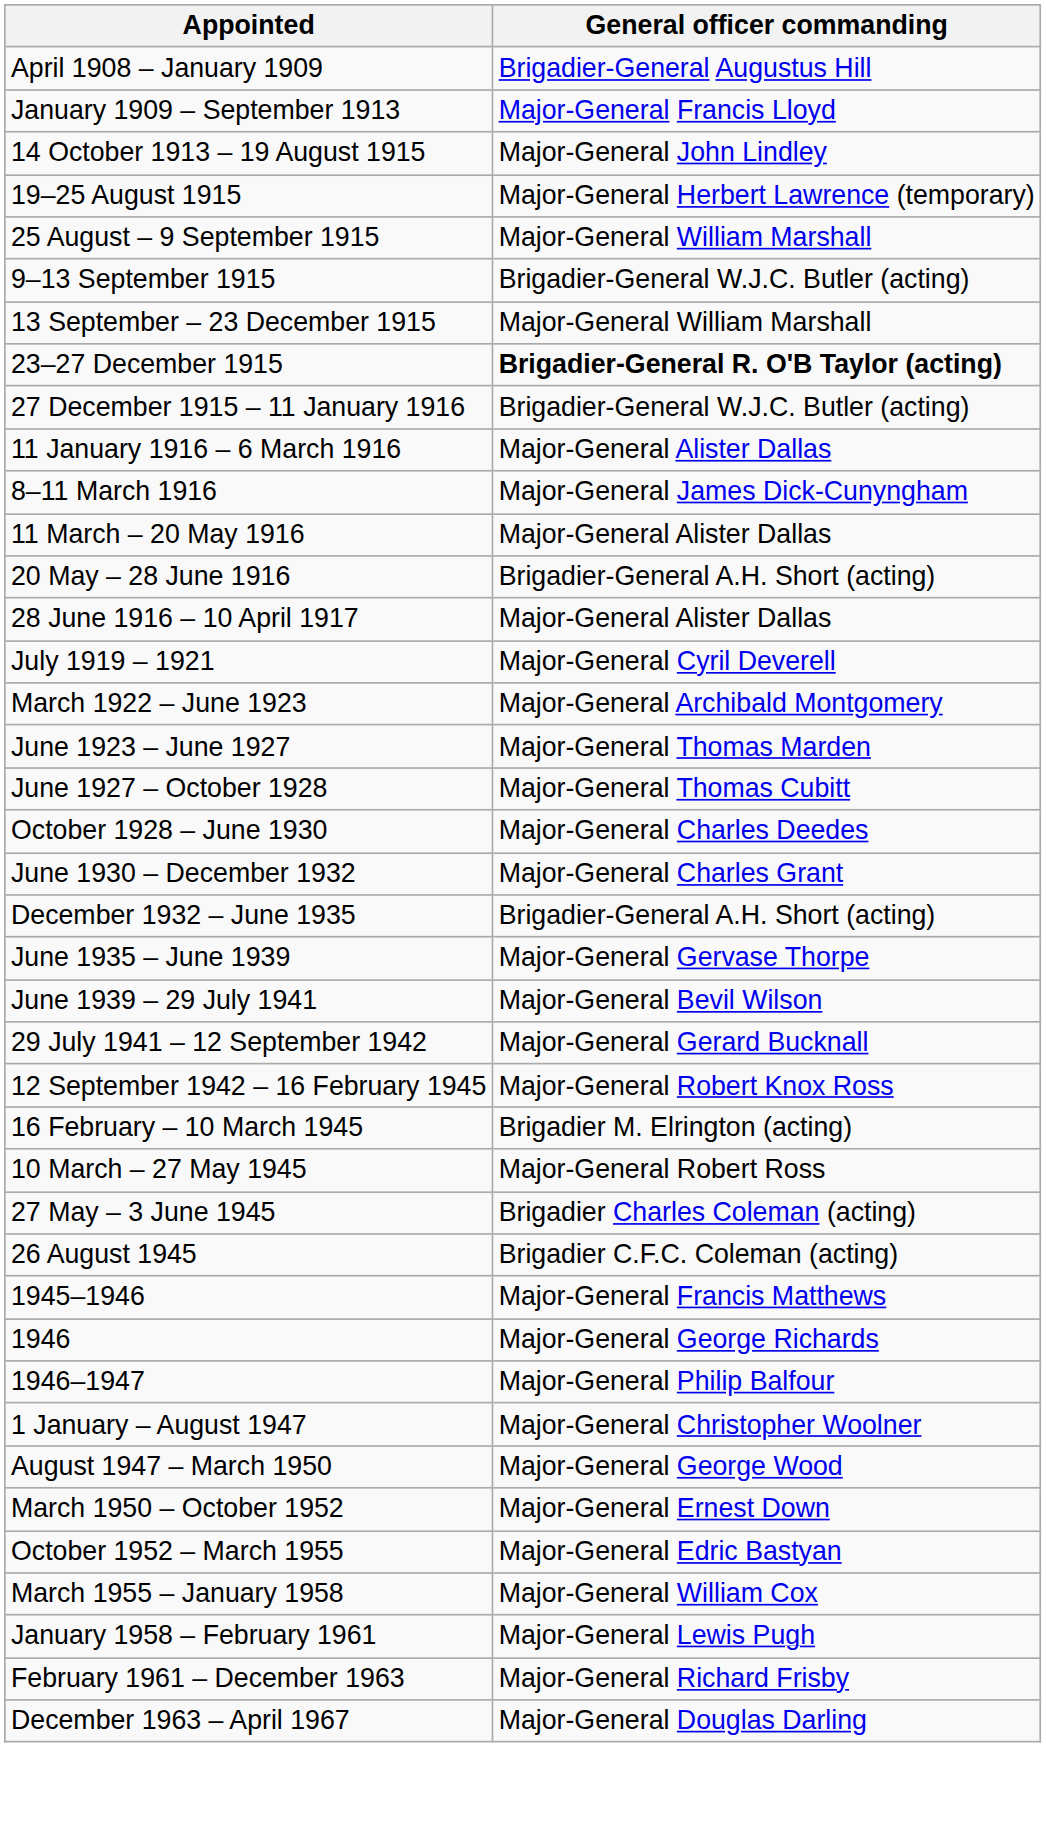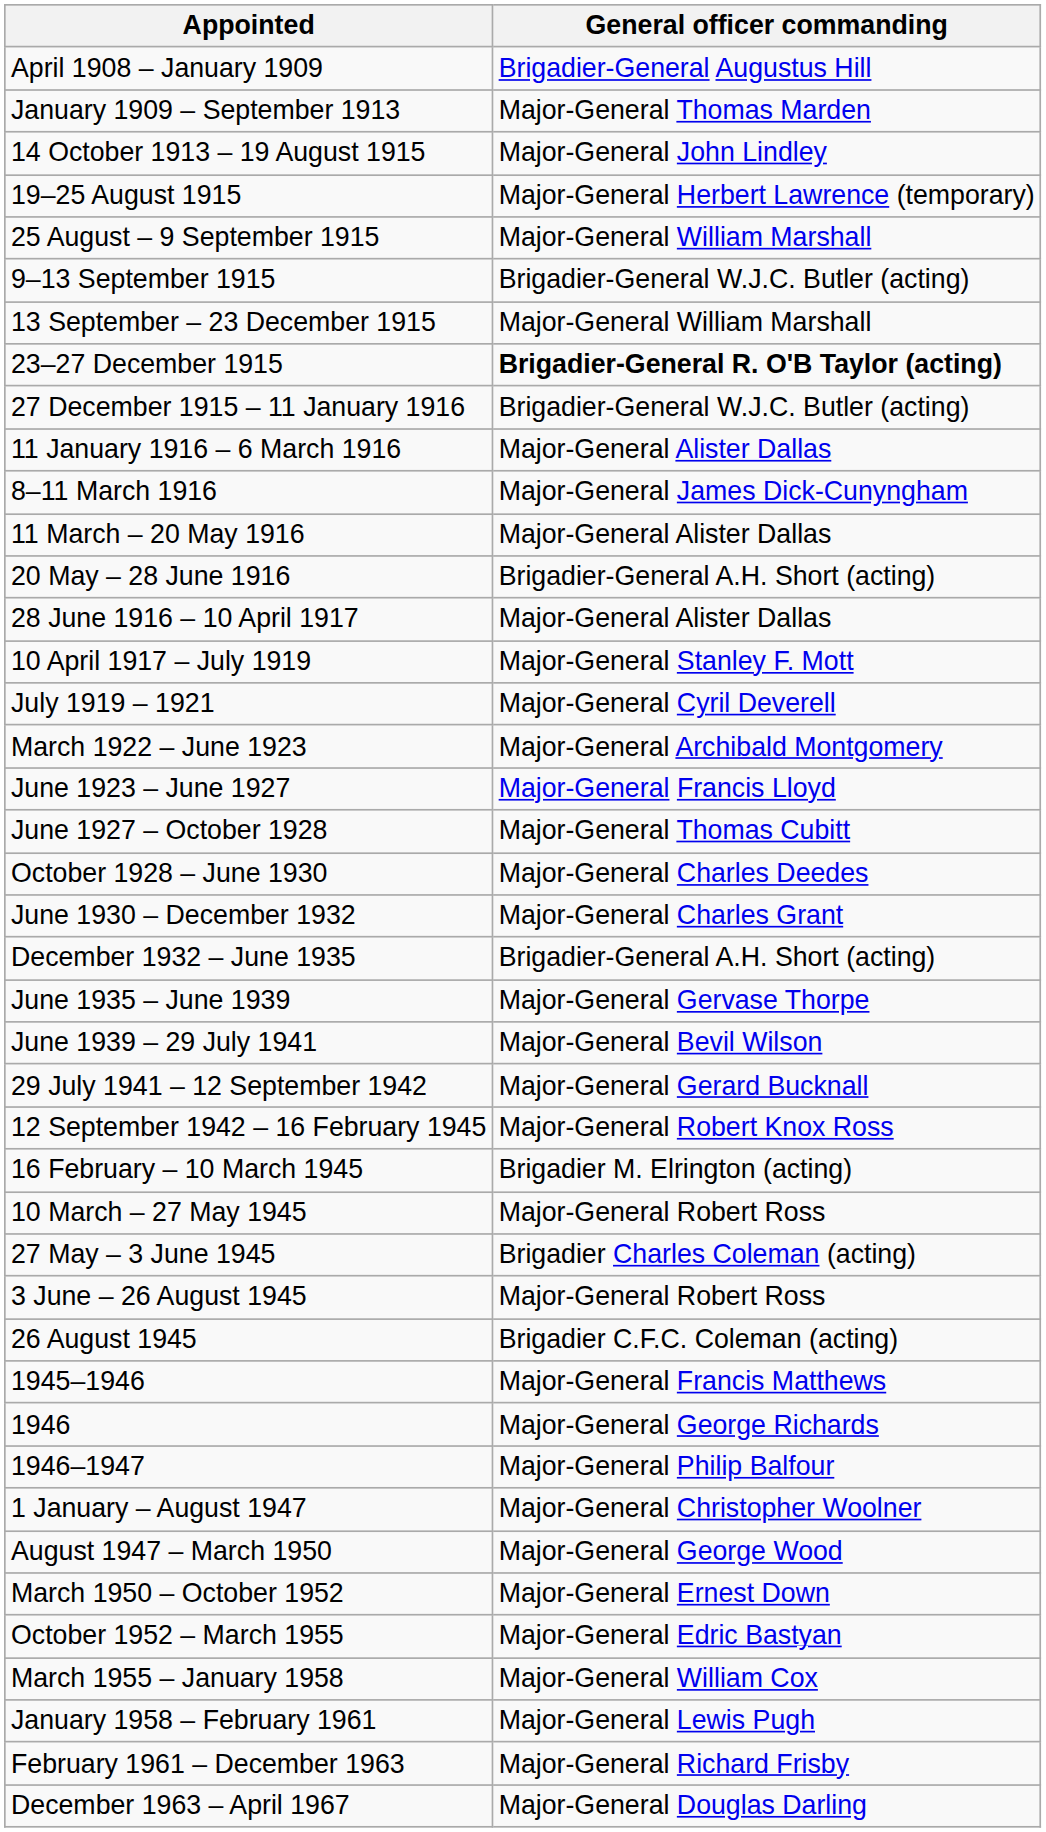(667, 110) Major-General Francis Lloyd -> (685, 110) Major-General Thomas Marden
+ row: (161, 661)
(685, 746) Major-General Thomas Marden -> (667, 788) Major-General Francis Lloyd
+ row: (159, 1296)
